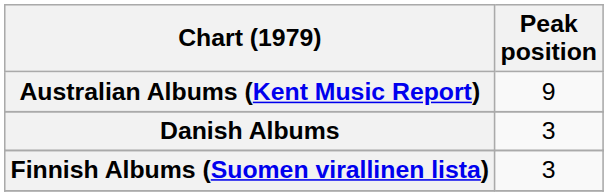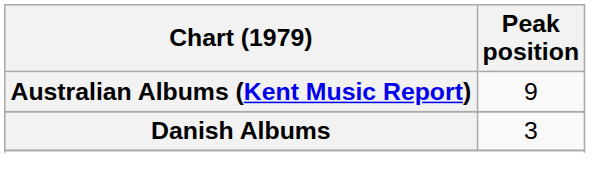- row: (250, 170)
